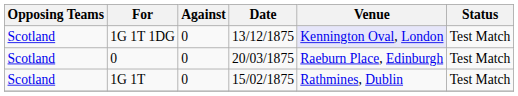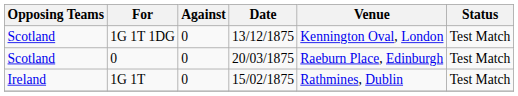(372, 36) lavender background -> (372, 36) no background
(31, 79) Scotland -> (27, 79) Ireland
